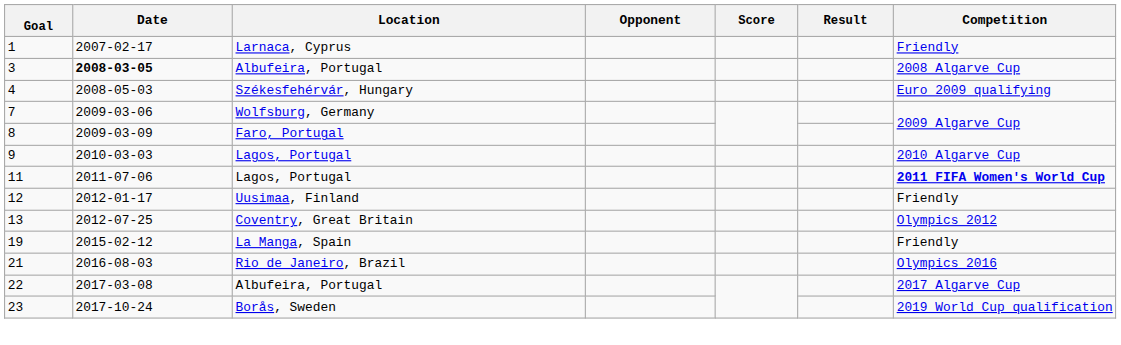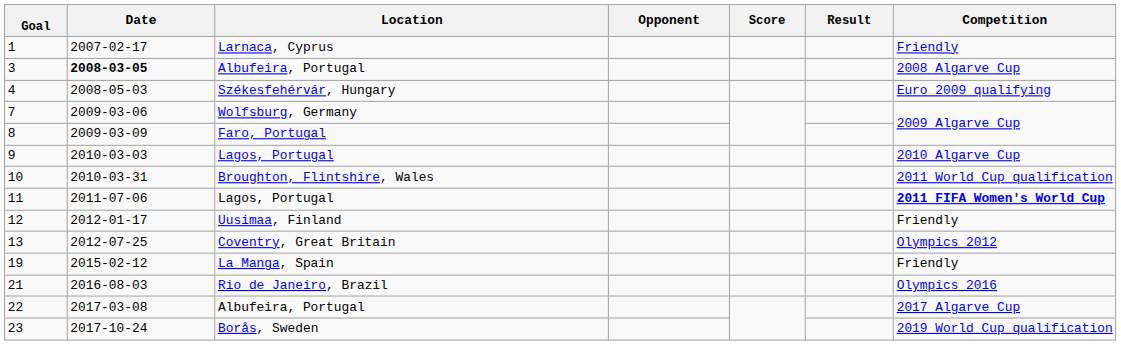+ row: (15, 177)
